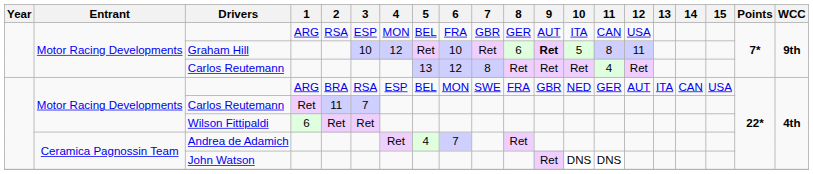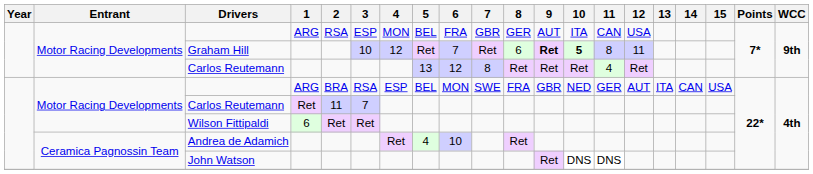(456, 50) 10 -> (456, 50) 7
(579, 50) normal -> (579, 50) bold
(456, 142) 7 -> (456, 142) 10
